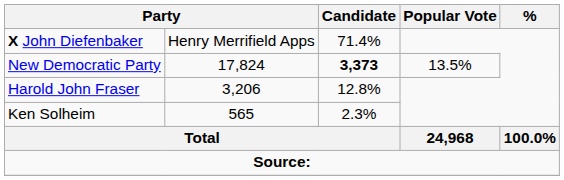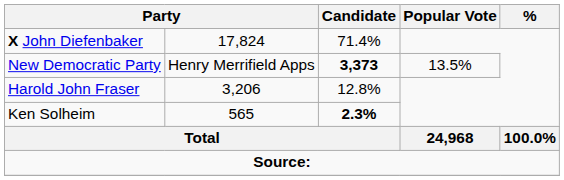(241, 41) Henry Merrifield Apps -> (241, 41) 17,824
(241, 65) 17,824 -> (241, 65) Henry Merrifield Apps
(359, 114) normal -> (359, 114) bold
